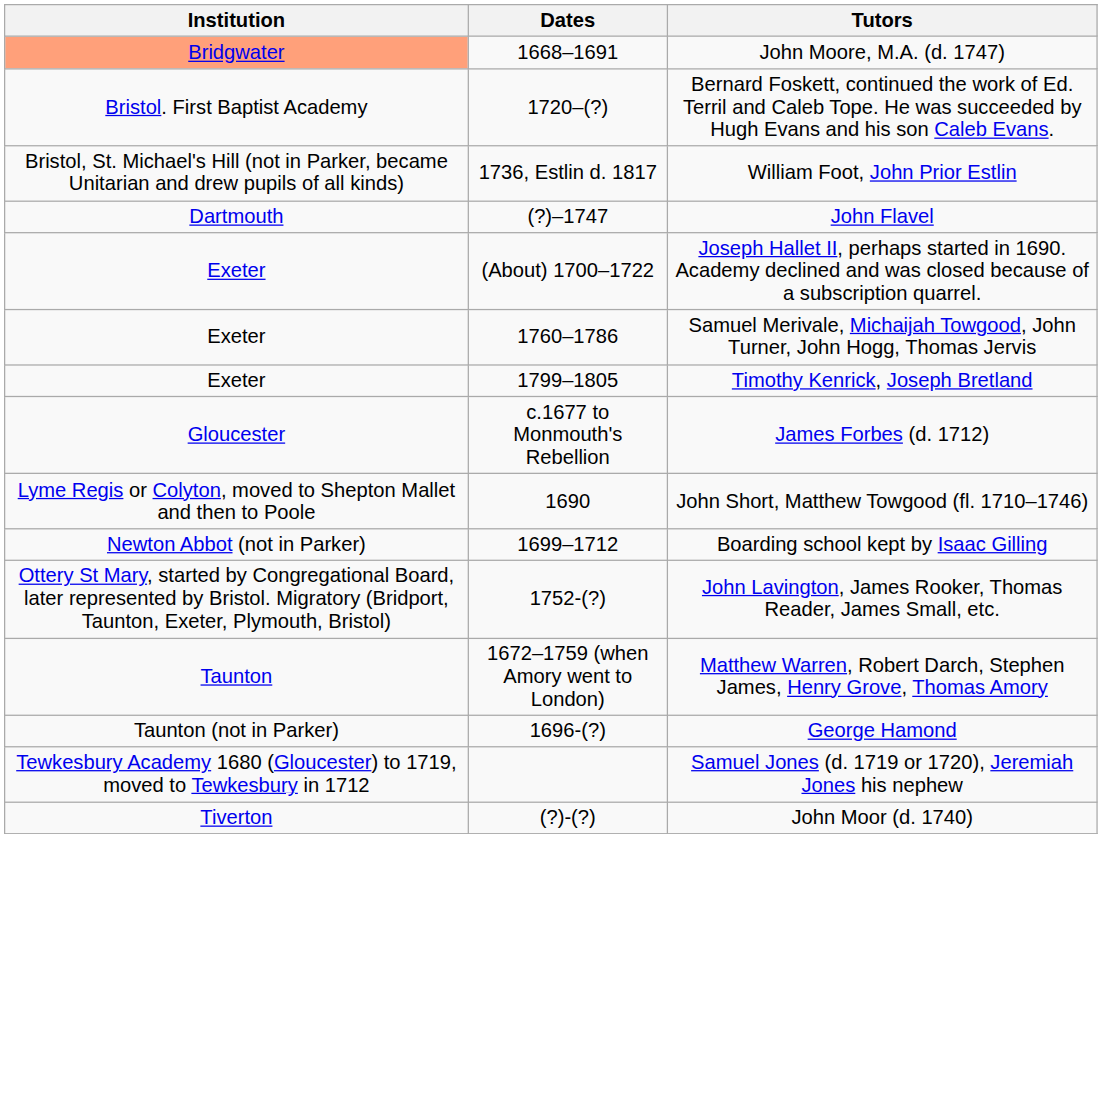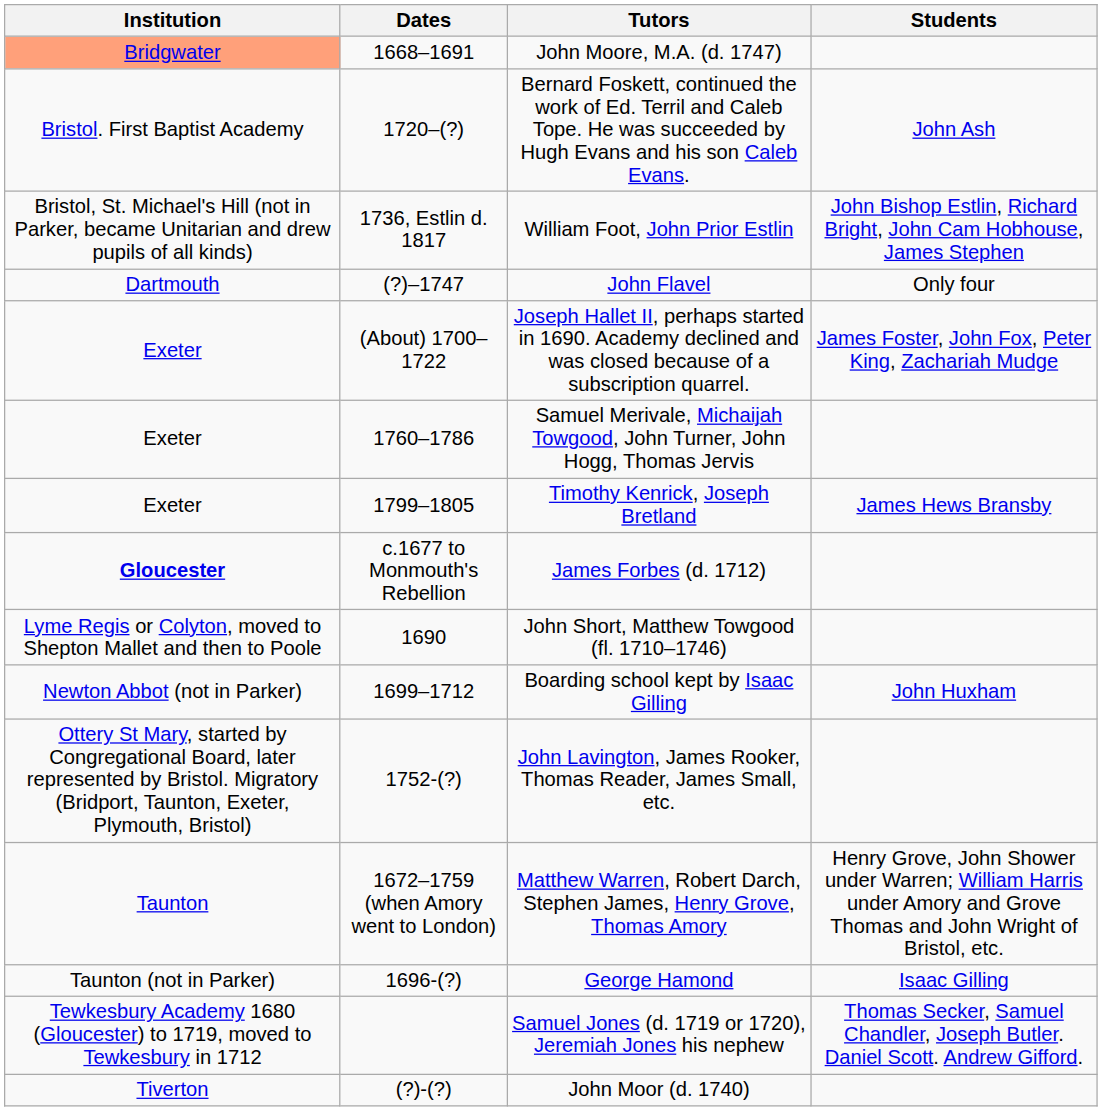+ column: (954, 20)
(236, 435) normal -> (173, 571) bold
